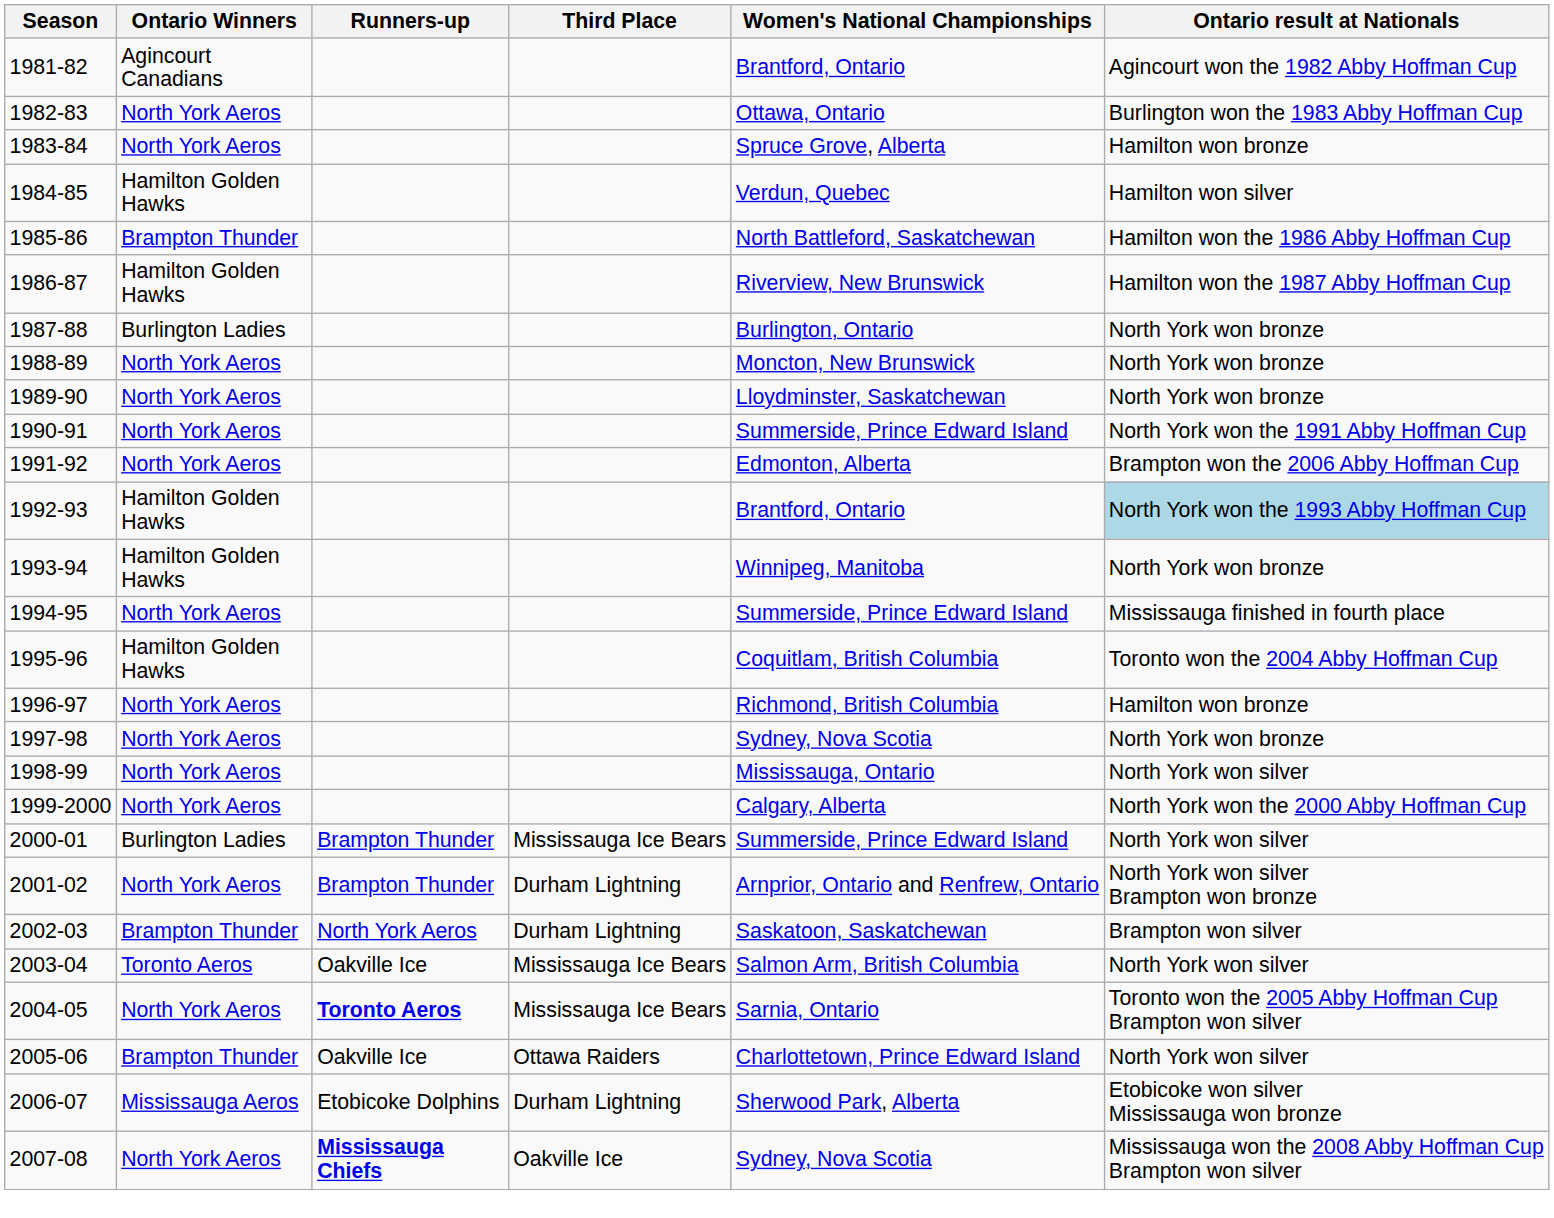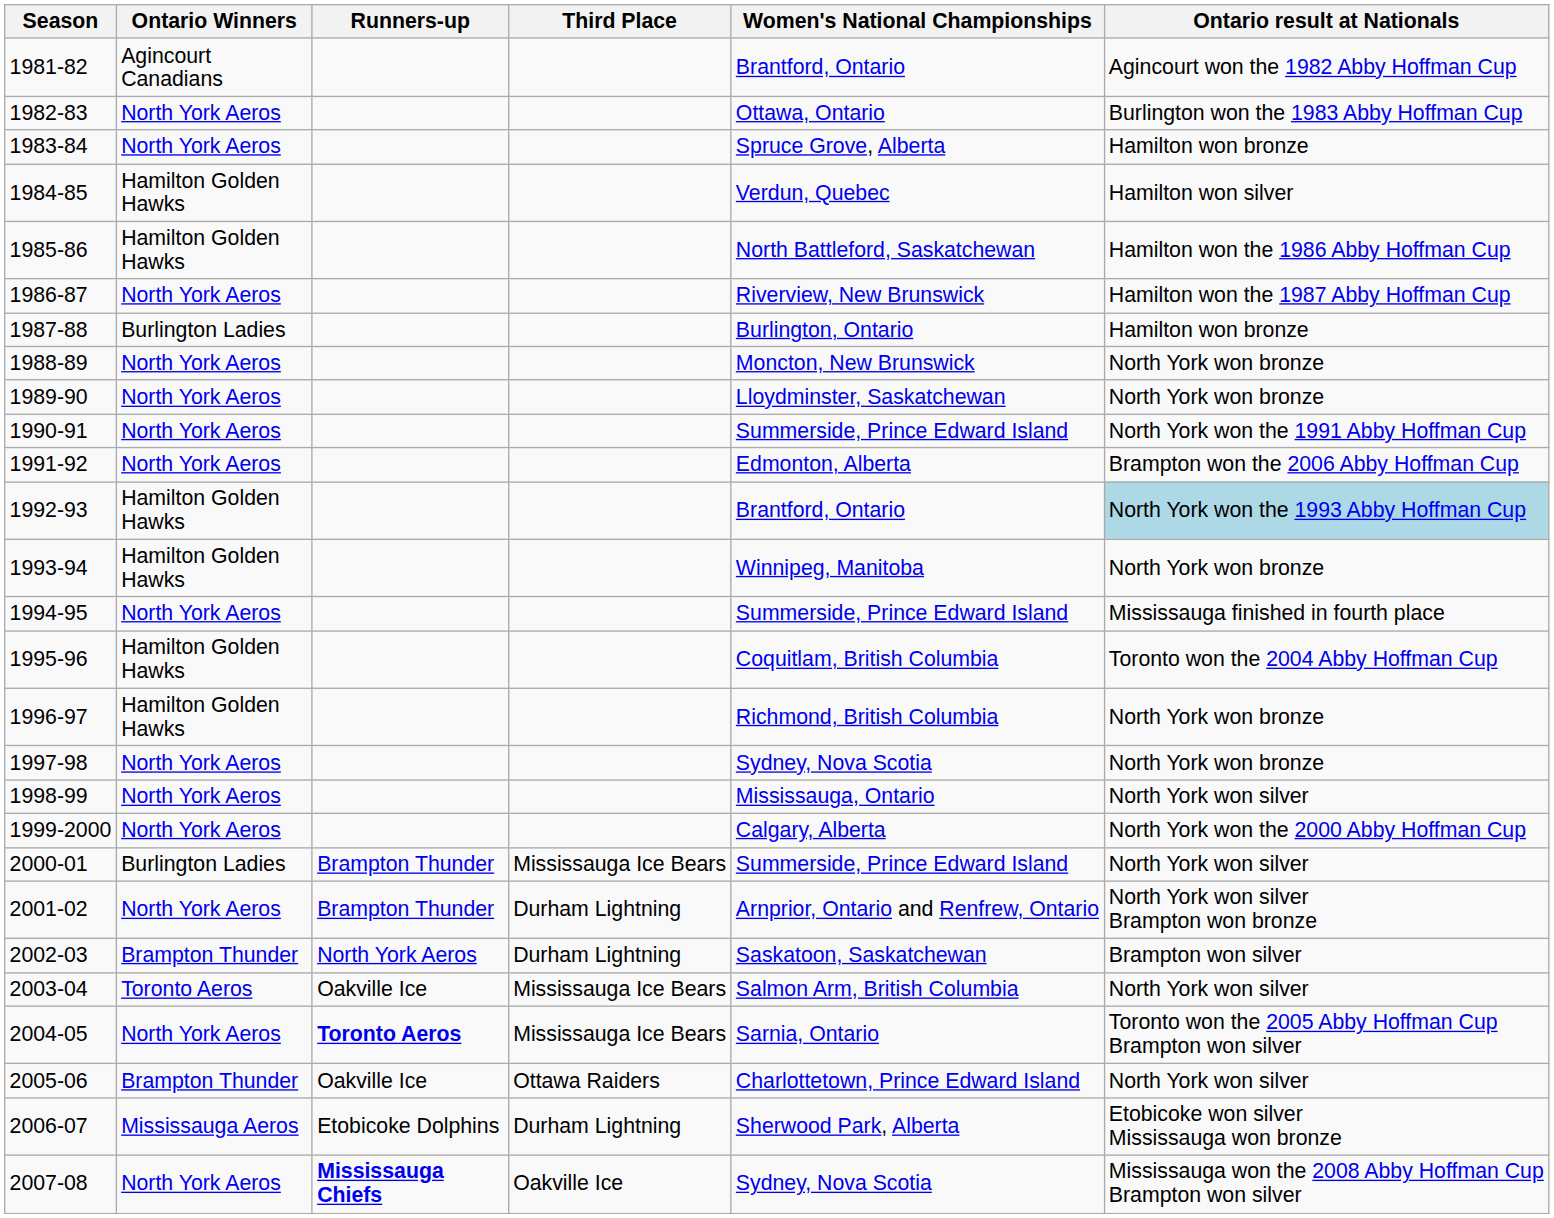(210, 237) Brampton Thunder -> (200, 249) Hamilton Golden Hawks
(200, 283) Hamilton Golden Hawks -> (201, 295) North York Aeros
(1216, 329) North York won bronze -> (1209, 329) Hamilton won bronze
(201, 704) North York Aeros -> (200, 716) Hamilton Golden Hawks
(1209, 704) Hamilton won bronze -> (1216, 716) North York won bronze
